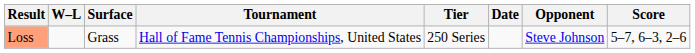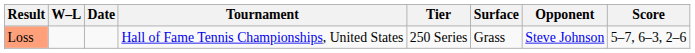columns swapped: (505, 15) <-> (110, 15)
